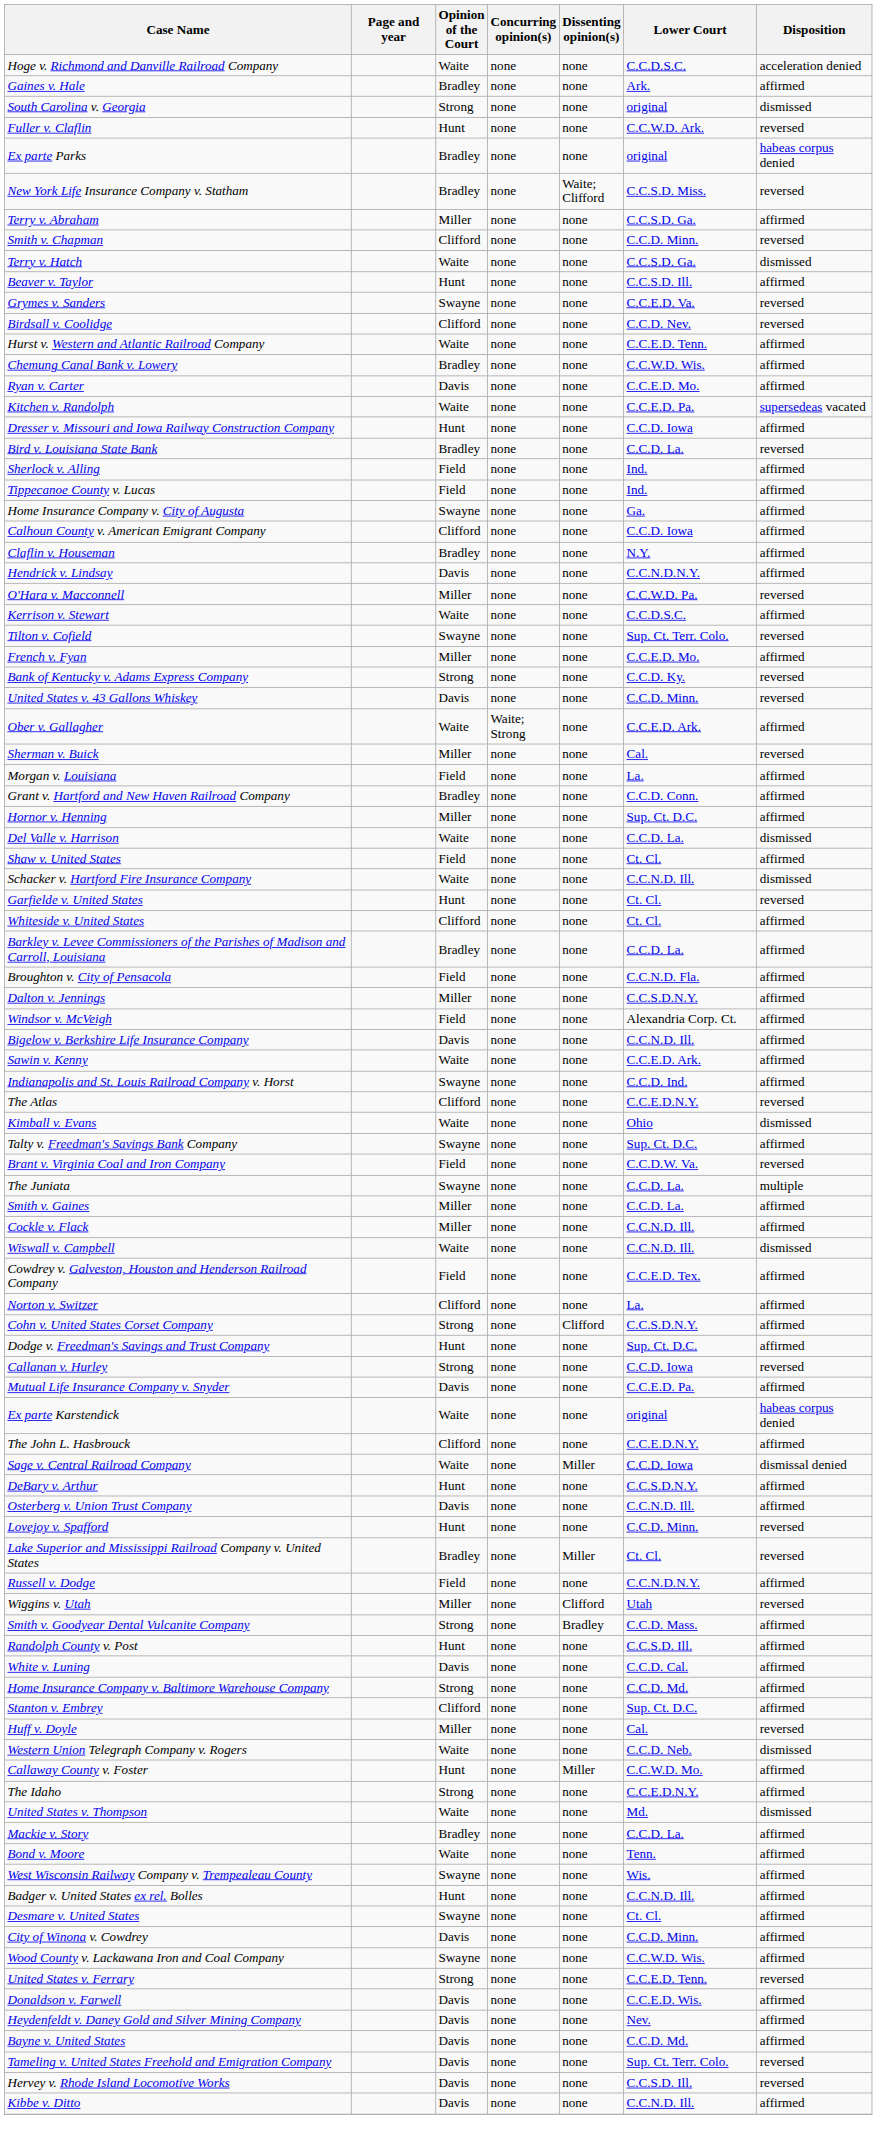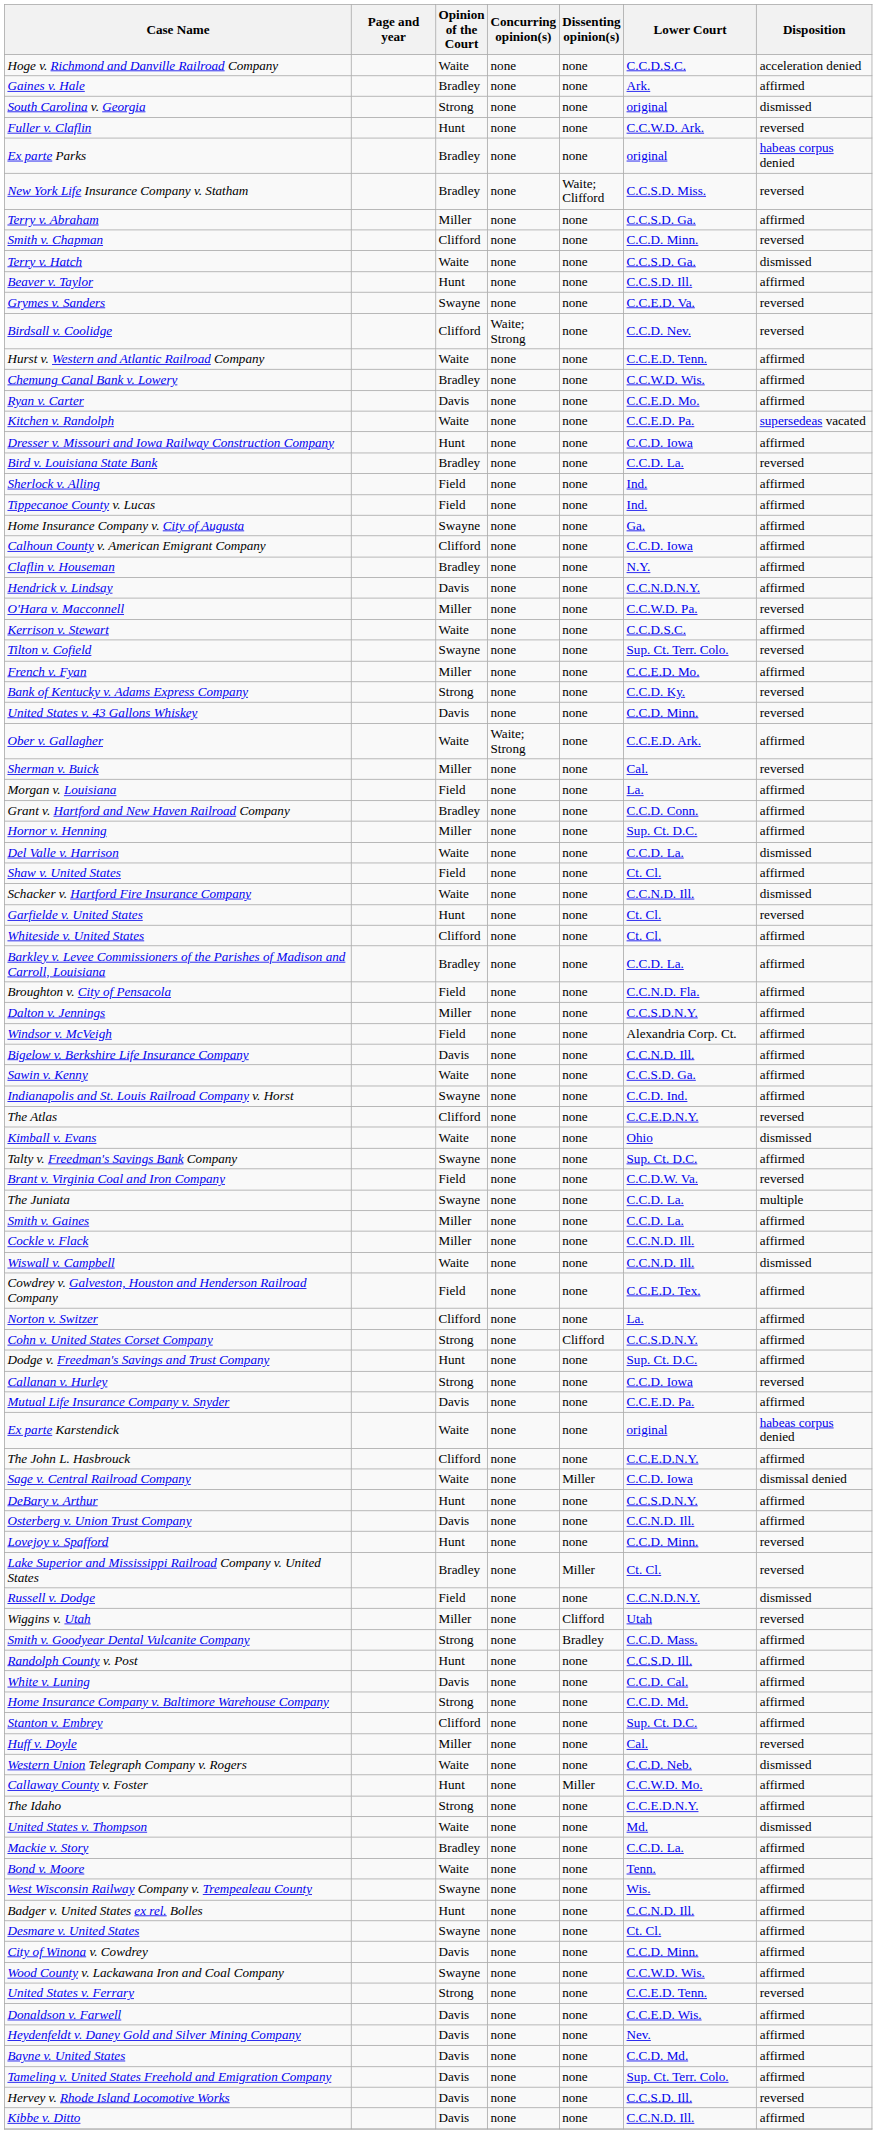(503, 323) none -> (508, 331) Waite; Strong
(664, 1060) C.C.E.D. Ark. -> (661, 1075) C.C.S.D. Ga.
(782, 1583) affirmed -> (786, 1598) dismissed
(782, 2062) reversed -> (782, 2076) affirmed
